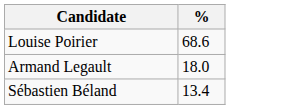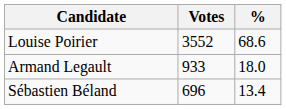+ column: (206, 16)
